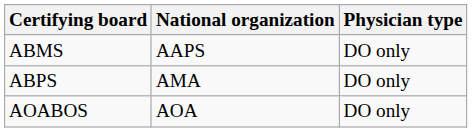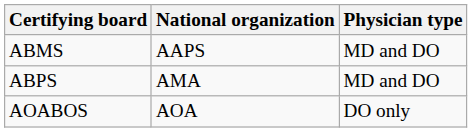(377, 50) DO only -> (392, 50) MD and DO
(377, 80) DO only -> (392, 80) MD and DO
